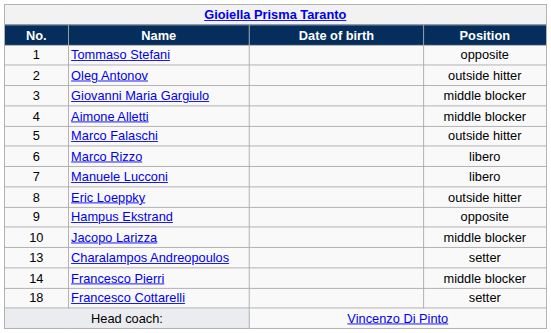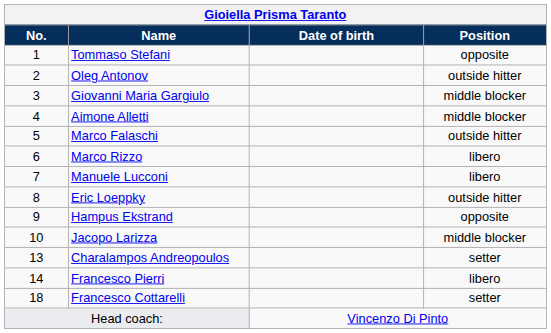(485, 278) middle blocker -> (485, 278) libero
